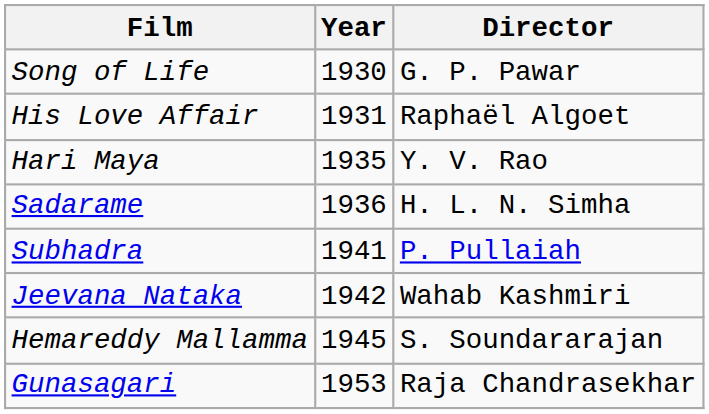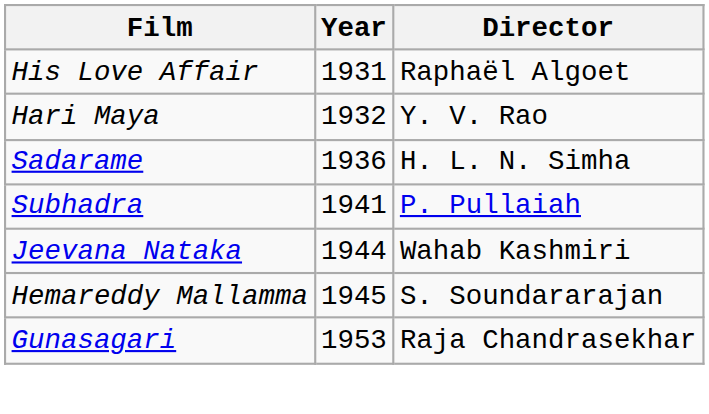- row: (110, 72)
(354, 162) 1935 -> (354, 117) 1932
(354, 296) 1942 -> (354, 251) 1944
